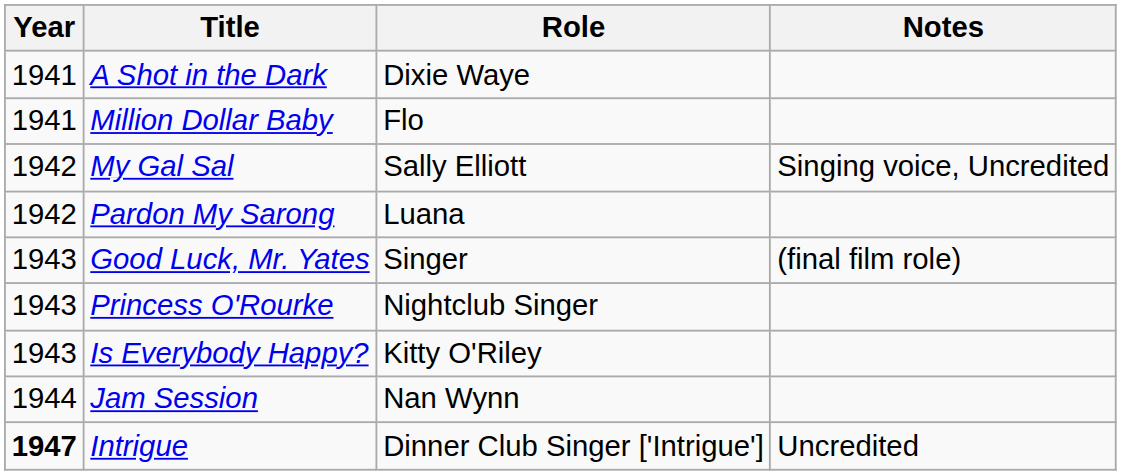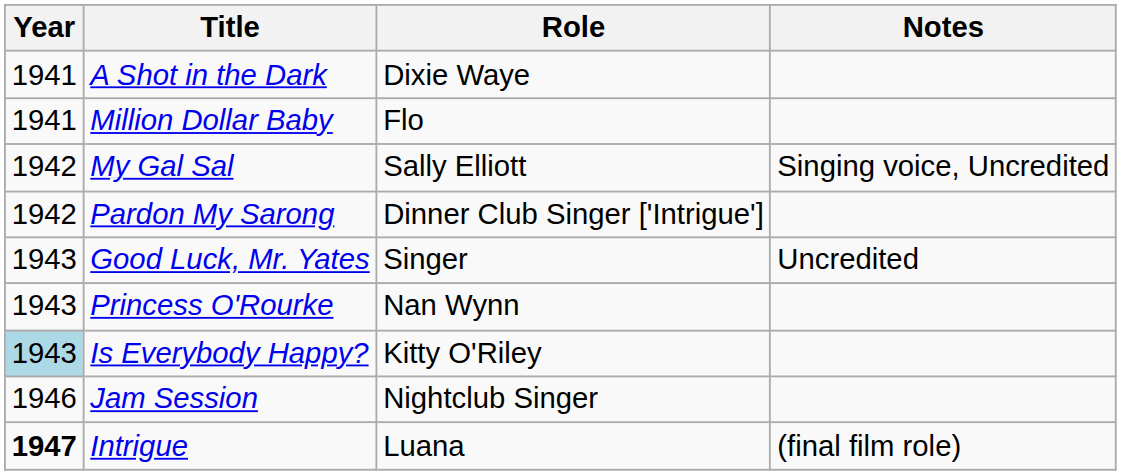(424, 213) Luana -> (574, 213) Dinner Club Singer ['Intrigue']
(869, 259) (final film role) -> (848, 259) Uncredited
(491, 306) Nightclub Singer -> (451, 306) Nan Wynn
(44, 352) no background -> (44, 352) lightblue background
(44, 399) 1944 -> (44, 399) 1946
(451, 399) Nan Wynn -> (491, 399) Nightclub Singer
(574, 445) Dinner Club Singer ['Intrigue'] -> (424, 445) Luana
(848, 445) Uncredited -> (869, 445) (final film role)
